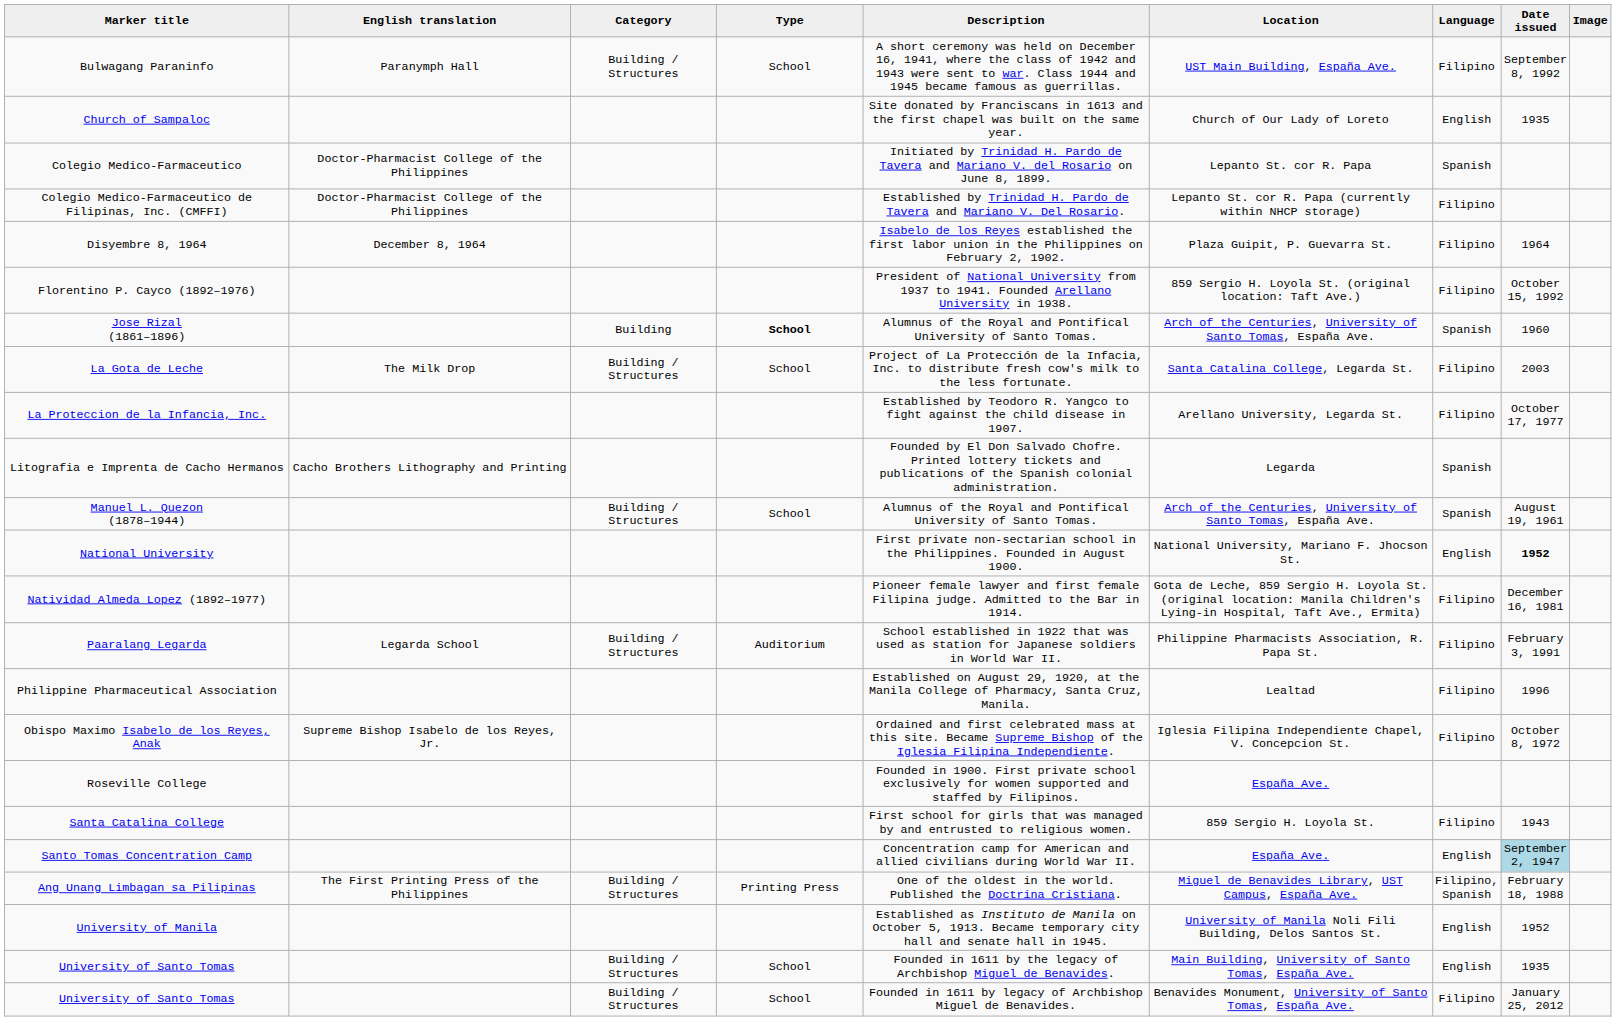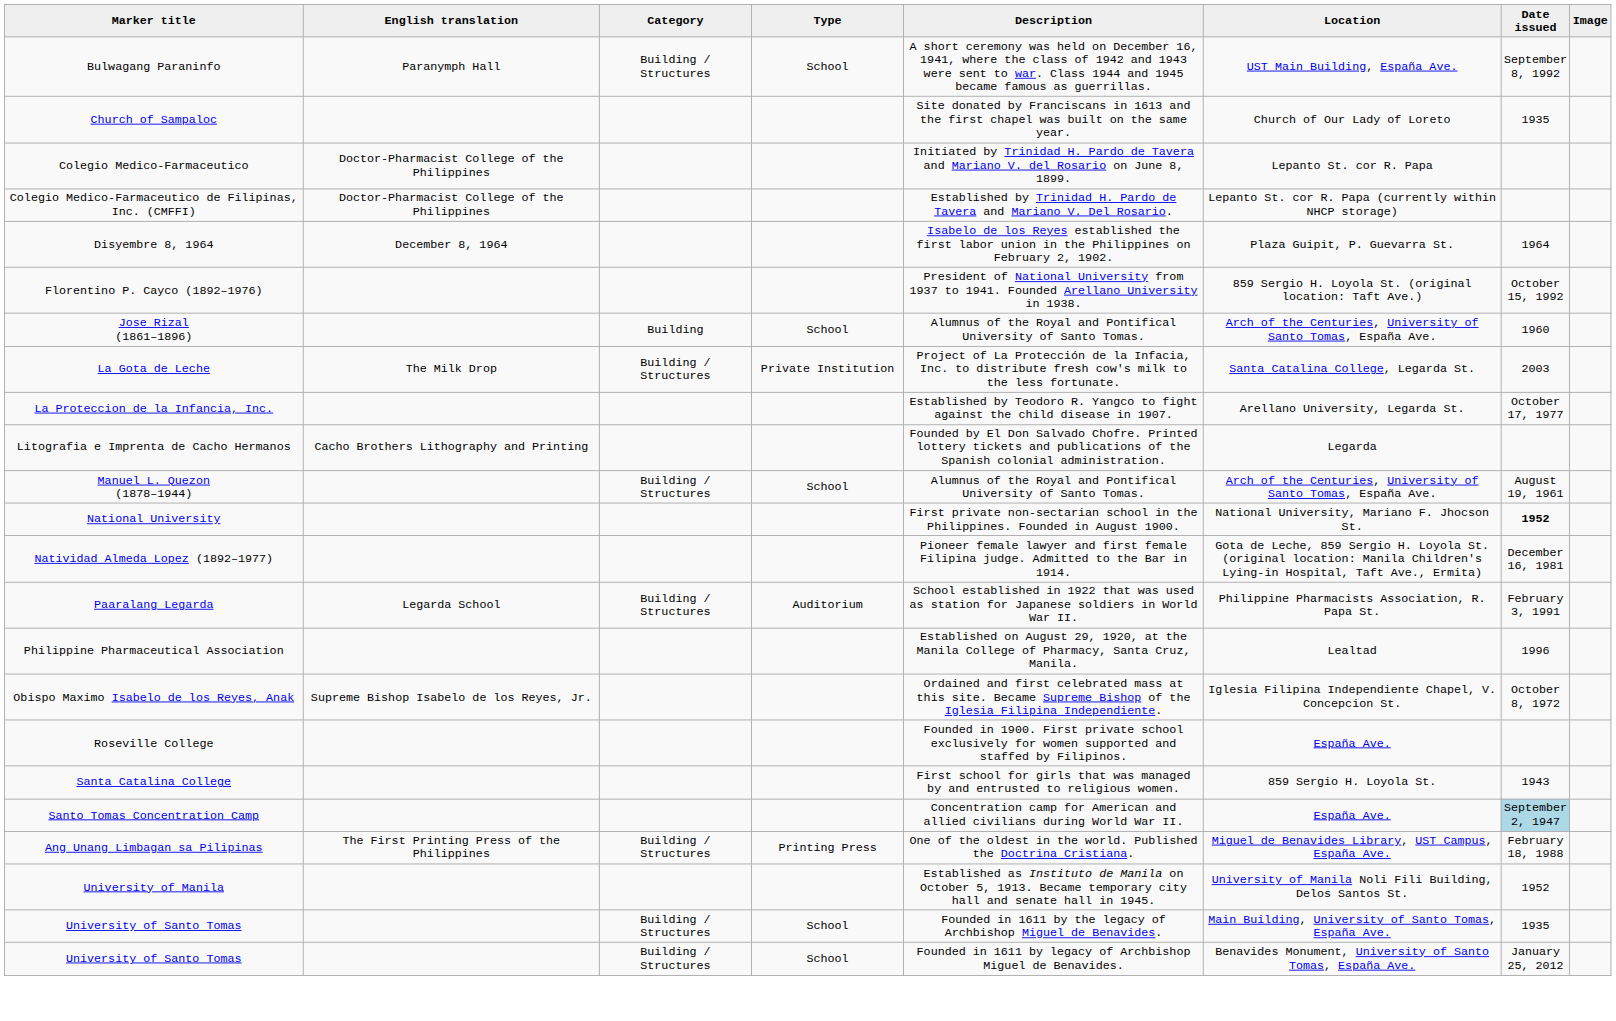- column: (1467, 21)
(790, 330) bold -> (828, 330) normal
(790, 369) School -> (828, 369) Private Institution
